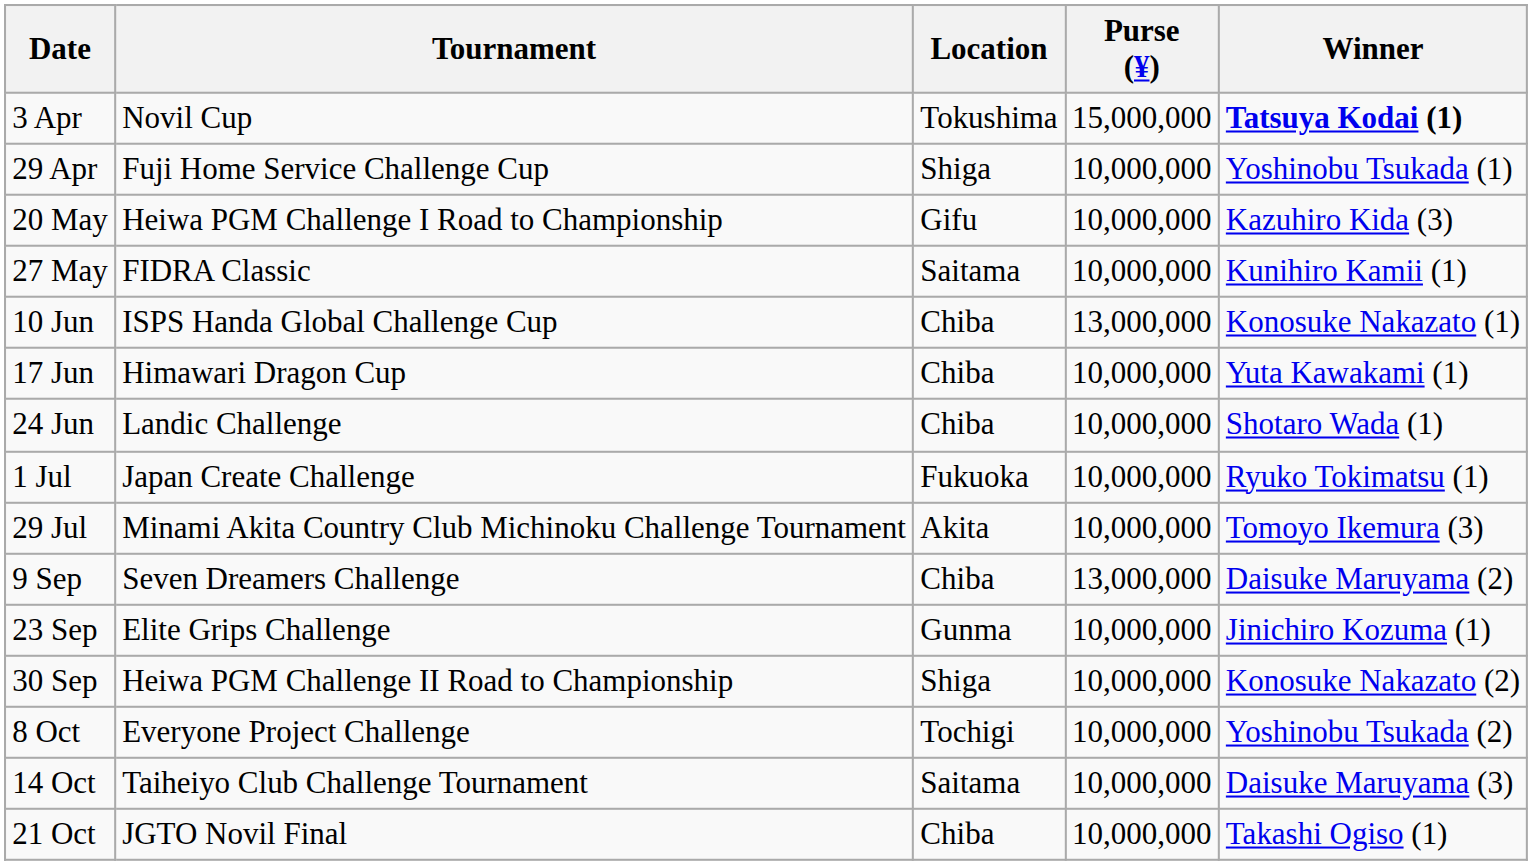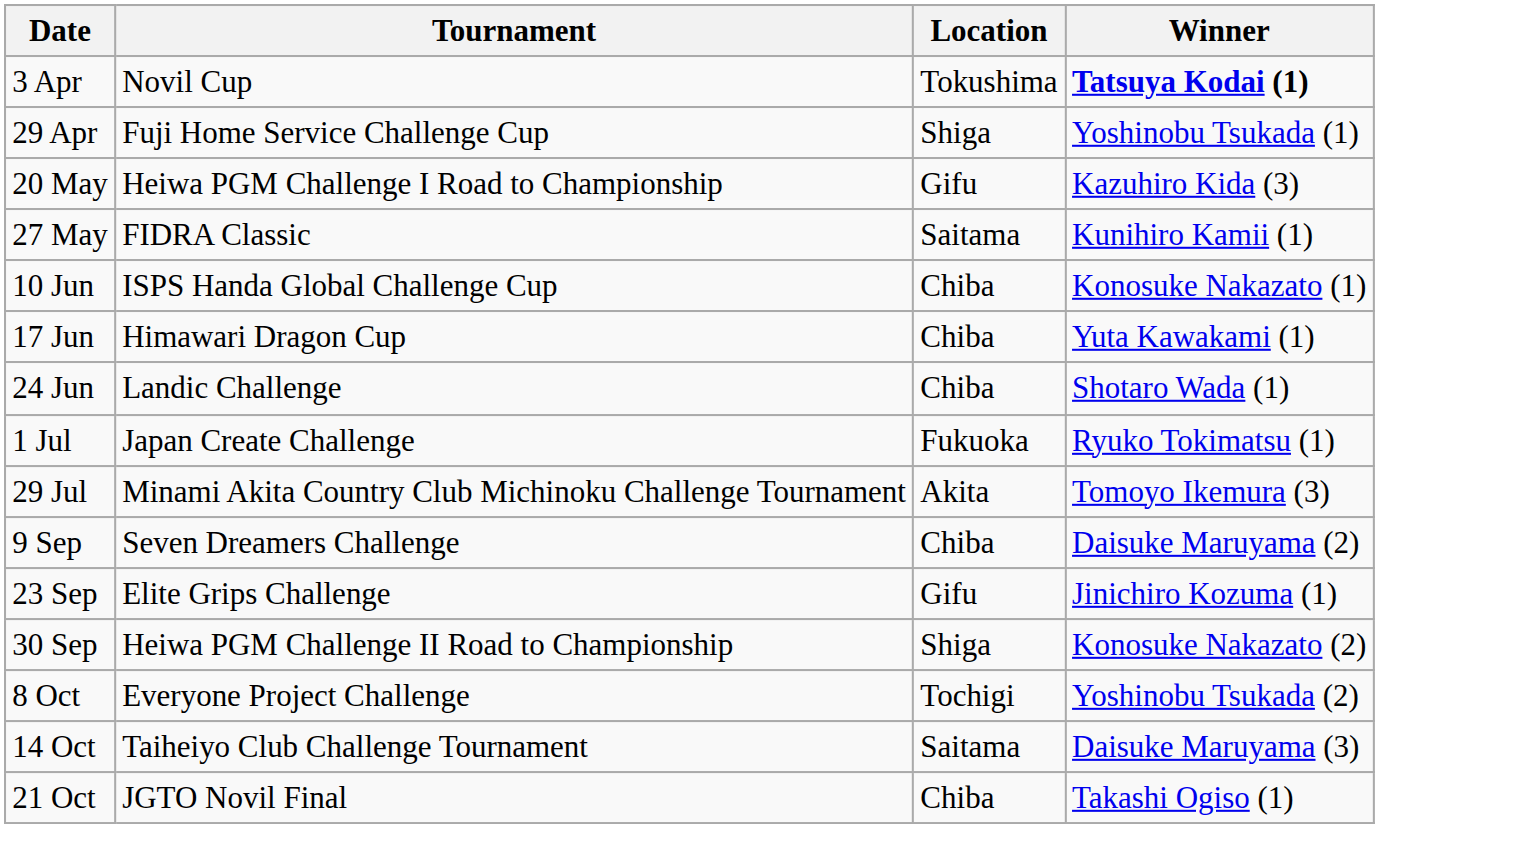- column: (1142, 48)
(966, 629) Gunma -> (949, 592) Gifu
